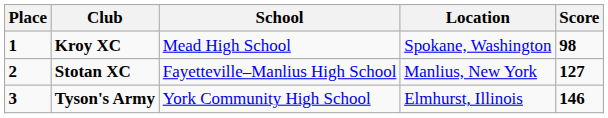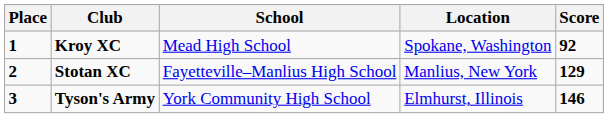(568, 44) 98 -> (568, 44) 92
(572, 71) 127 -> (572, 71) 129
